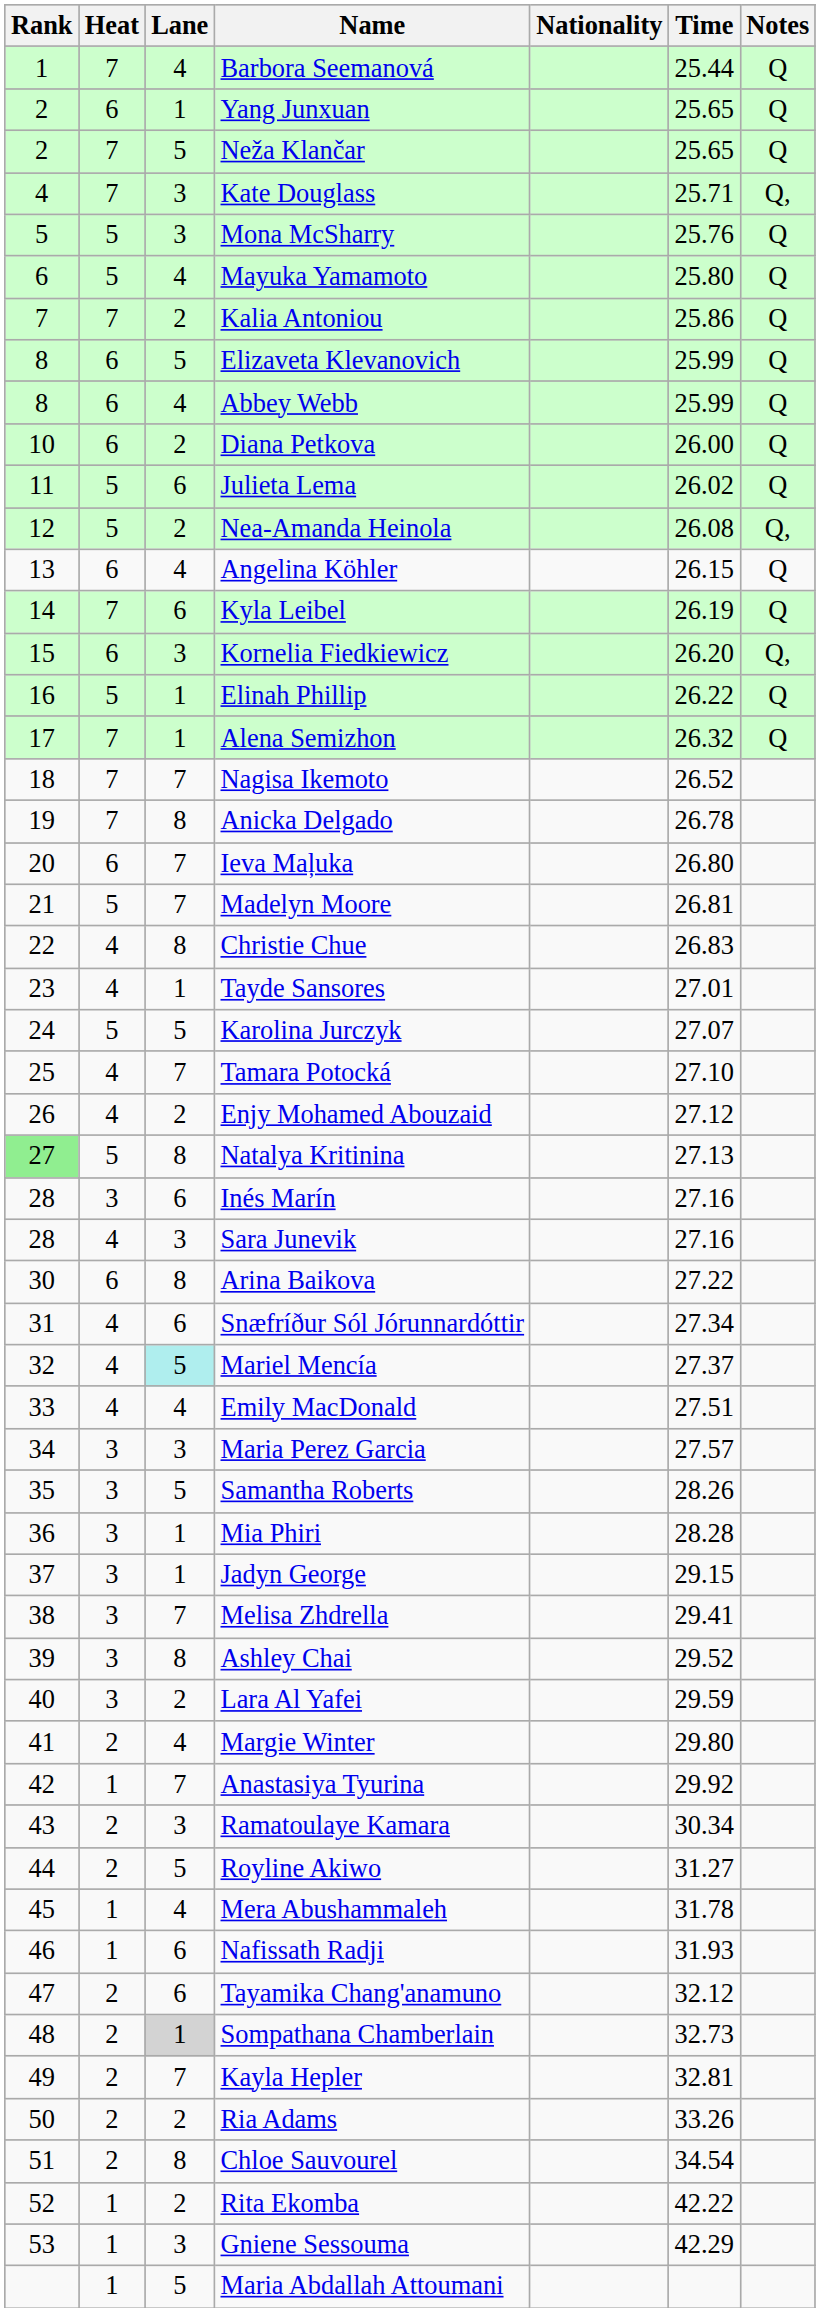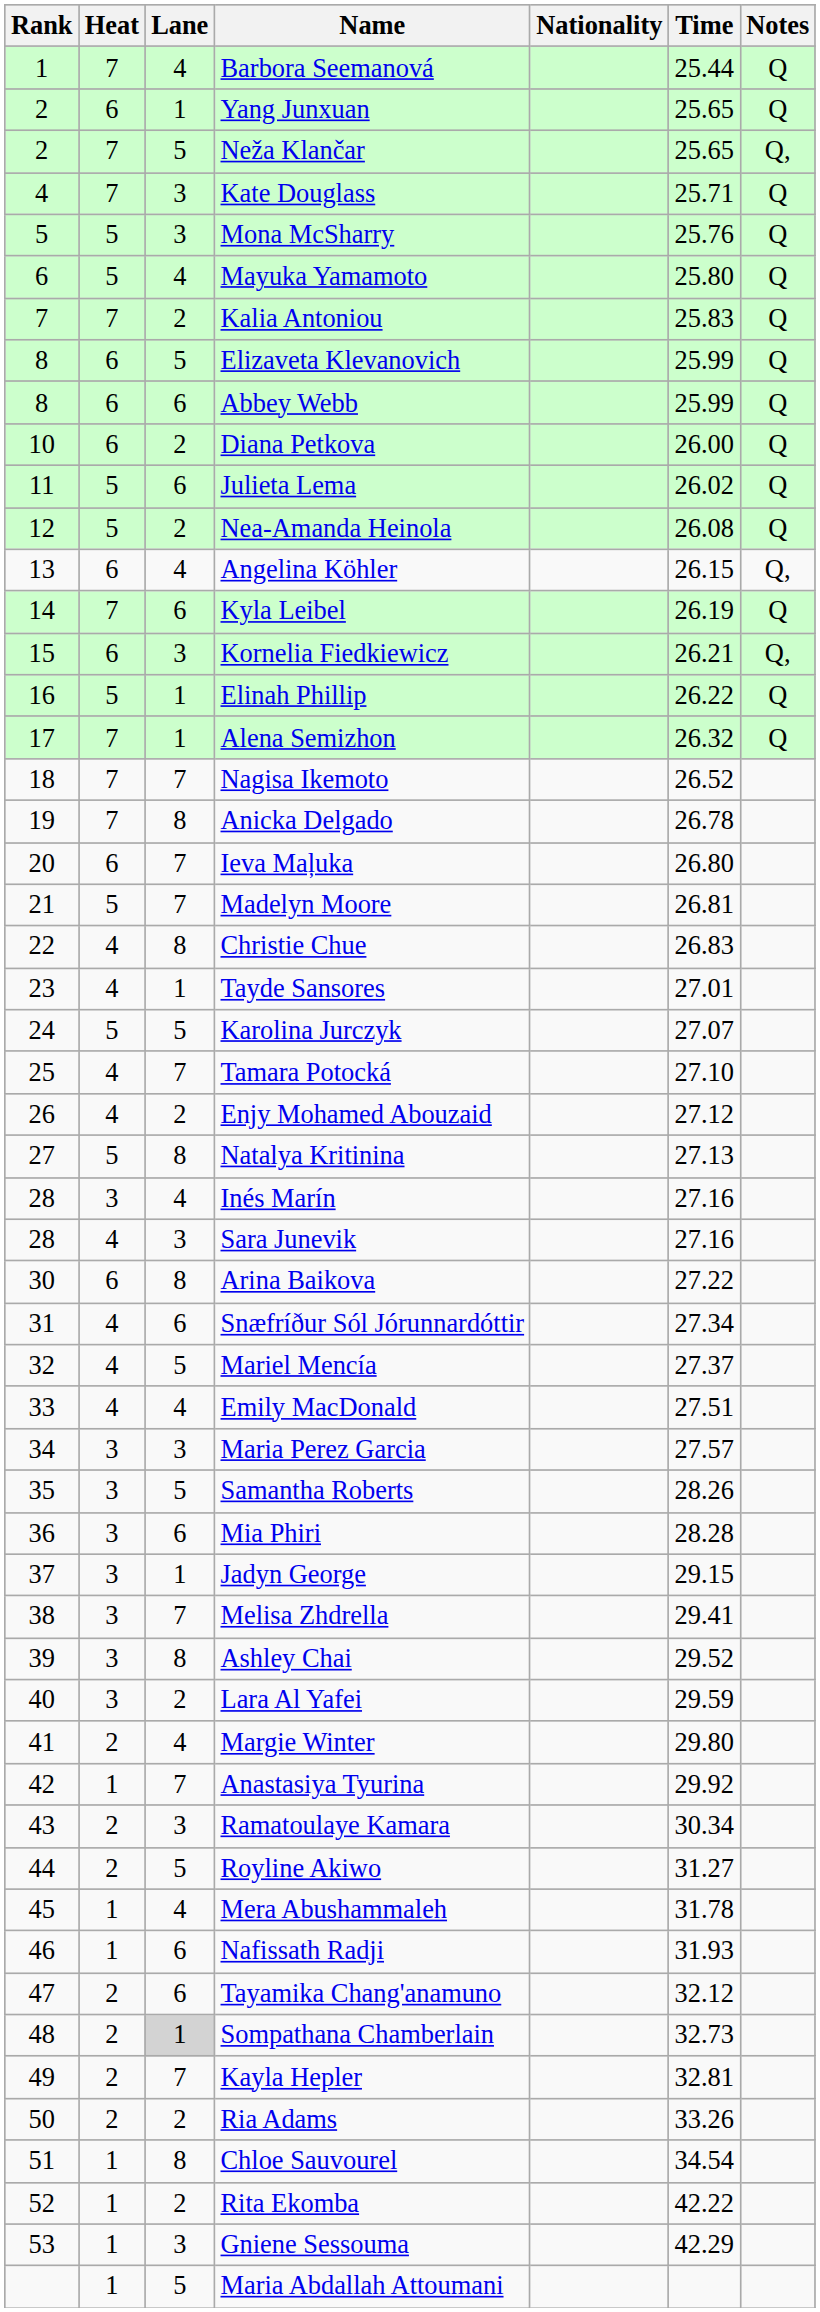(778, 151) Q -> (778, 151) Q,
(778, 192) Q, -> (778, 192) Q
(704, 318) 25.86 -> (704, 318) 25.83
(180, 402) 4 -> (180, 402) 6
(778, 527) Q, -> (778, 527) Q
(778, 569) Q -> (778, 569) Q,
(704, 653) 26.20 -> (704, 653) 26.21
(42, 1155) lightgreen background -> (42, 1155) no background
(180, 1197) 6 -> (180, 1197) 4
(180, 1365) paleturquoise background -> (180, 1365) no background
(180, 1532) 1 -> (180, 1532) 6
(112, 2160) 2 -> (112, 2160) 1
